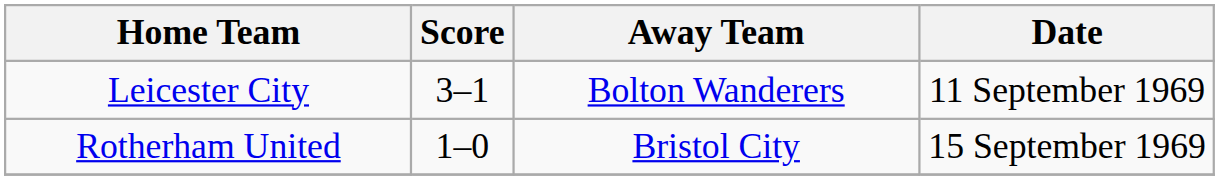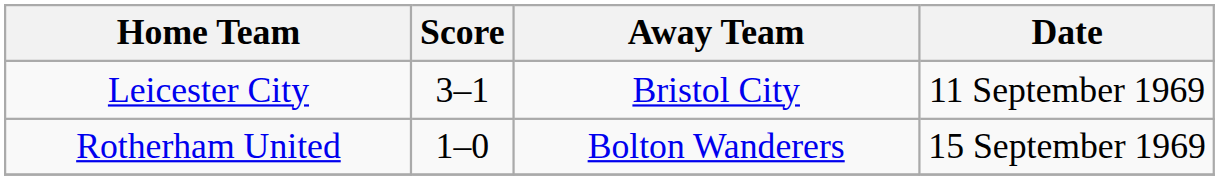(716, 89) Bolton Wanderers -> (716, 89) Bristol City
(716, 145) Bristol City -> (716, 145) Bolton Wanderers
